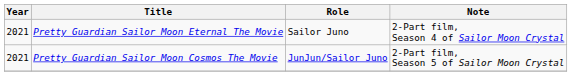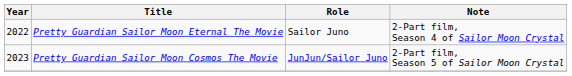(18, 32) 2021 -> (18, 32) 2022
(18, 58) 2021 -> (18, 58) 2023
